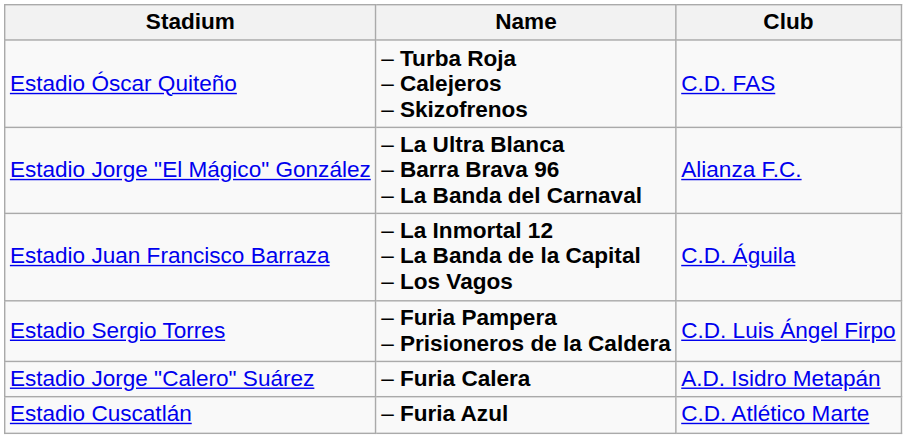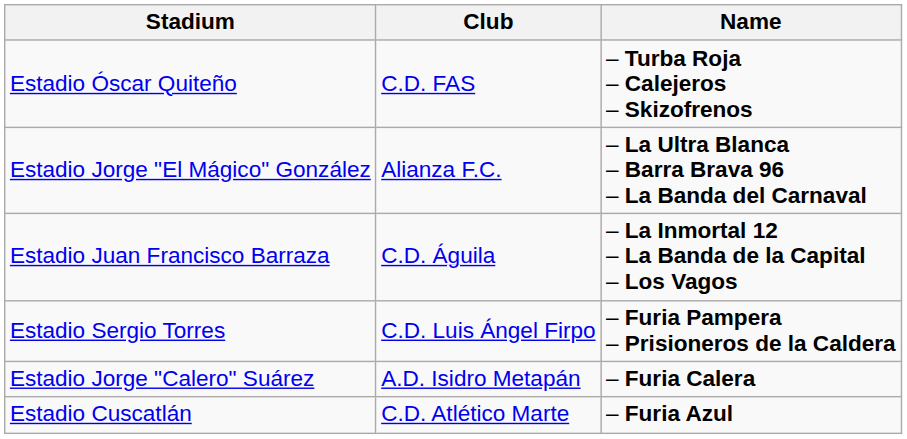columns swapped: (788, 22) <-> (526, 22)
